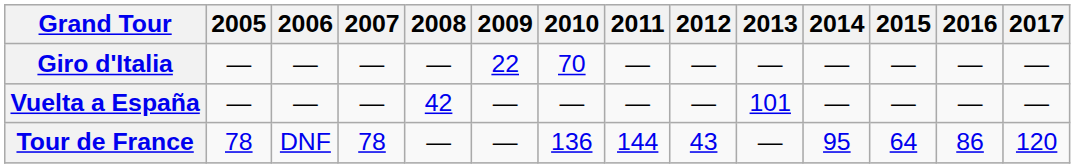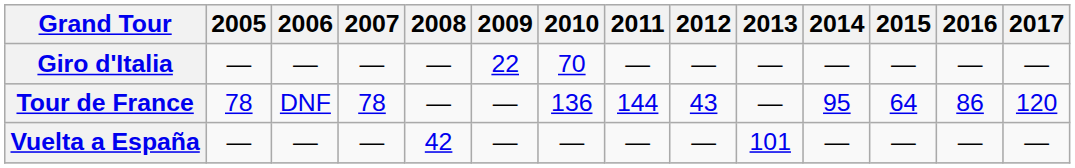rows swapped: (105, 142) <-> (105, 102)
